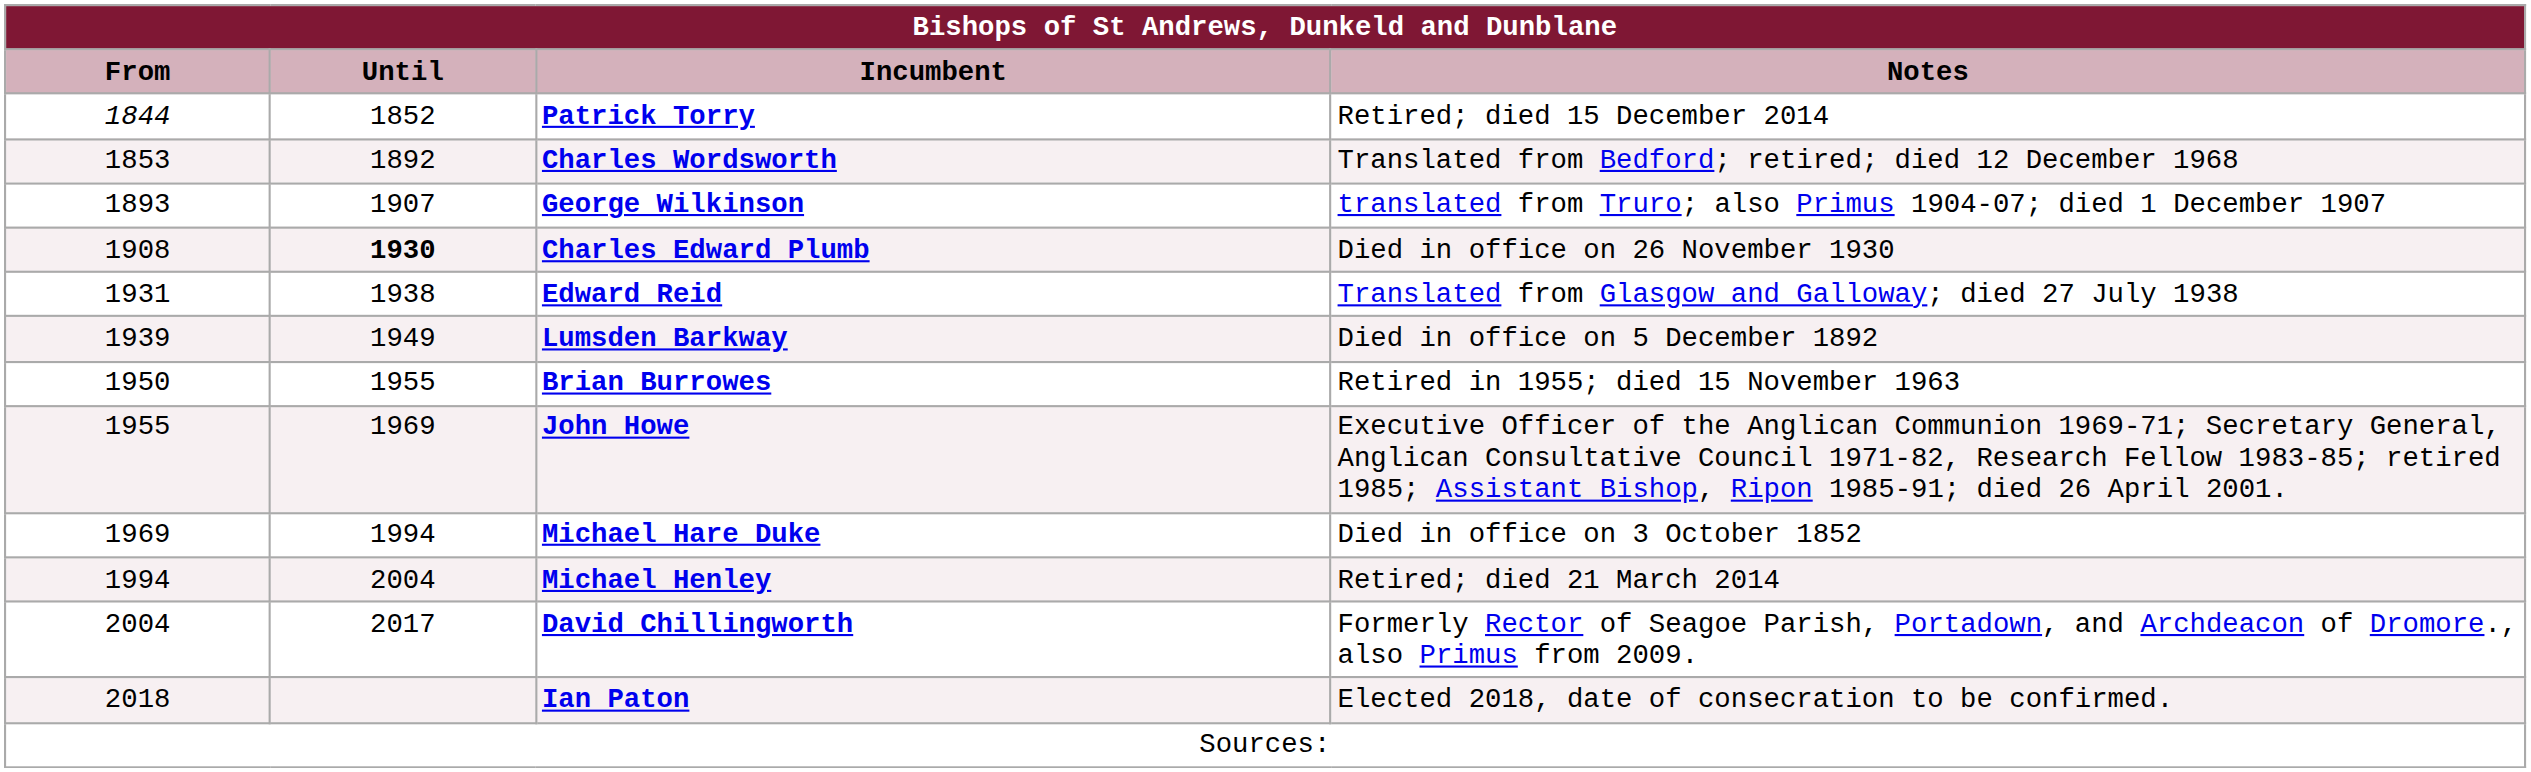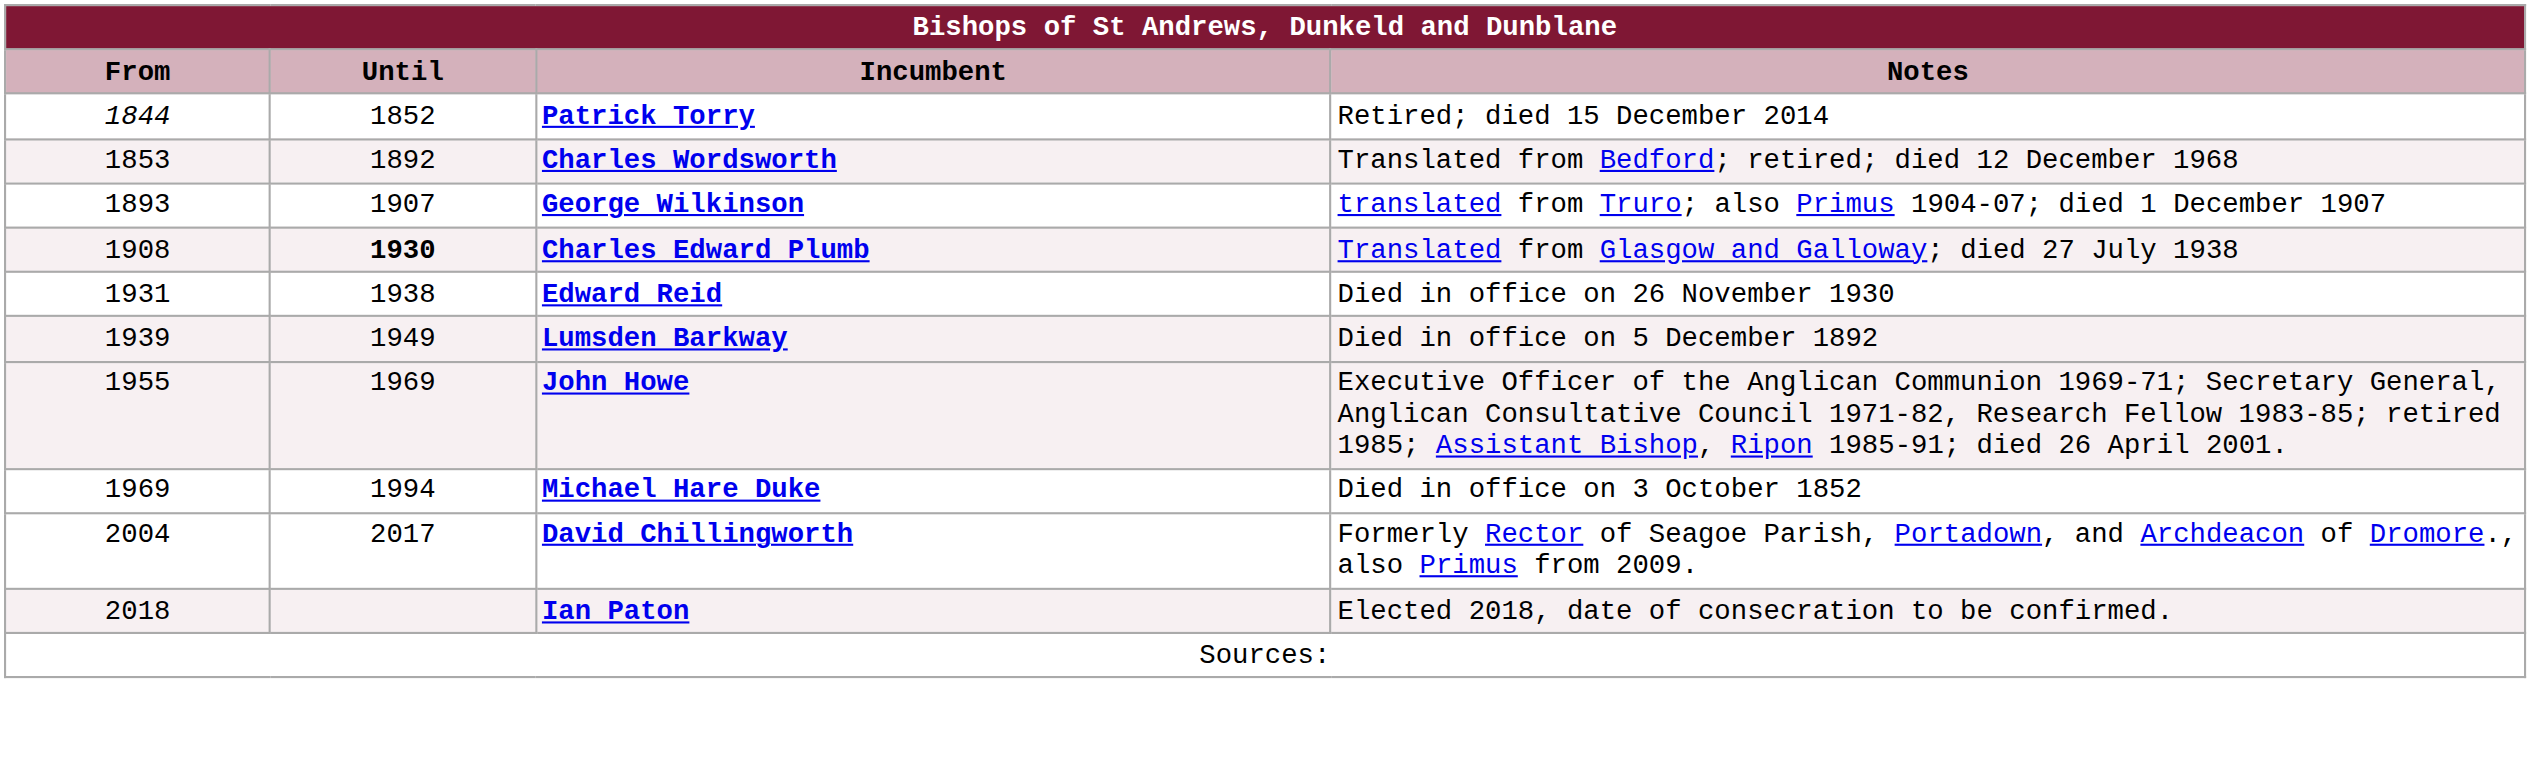(1616, 250) Died in office on 26 November 1930 -> (1788, 250) Translated from Glasgow and Galloway; died 27 July 1938
(1788, 294) Translated from Glasgow and Galloway; died 27 July 1938 -> (1616, 294) Died in office on 26 November 1930
- row: (657, 383)
- row: (657, 580)
